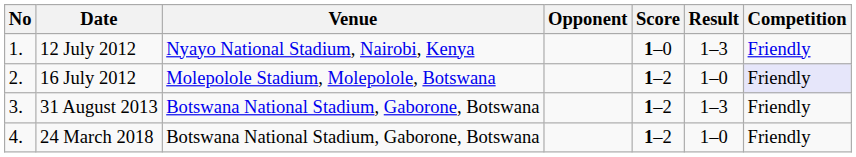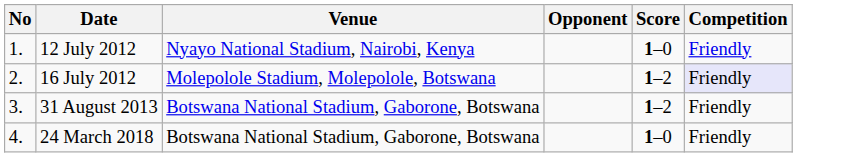- column: (714, 19)
(658, 136) 1–2 -> (658, 136) 1–0
